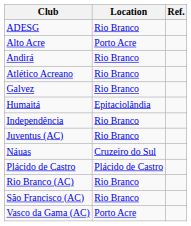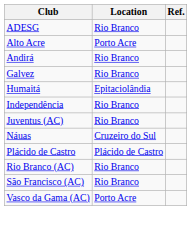- row: (40, 74)
